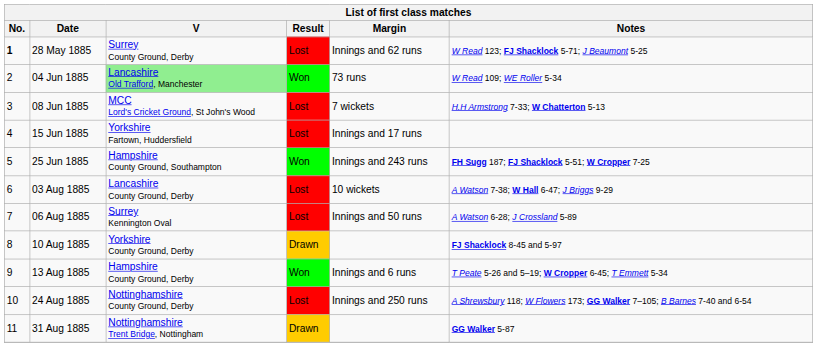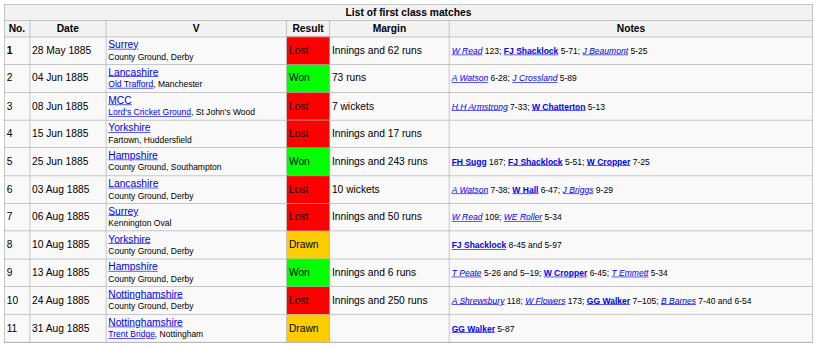(155, 78) lightgreen background -> (155, 78) no background
(507, 79) W Read 109; WE Roller 5-34 -> (514, 79) A Watson 6-28; J Crossland 5-89
(514, 218) A Watson 6-28; J Crossland 5-89 -> (507, 218) W Read 109; WE Roller 5-34
